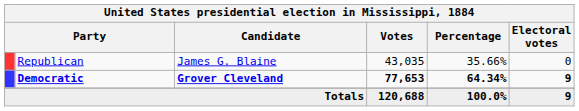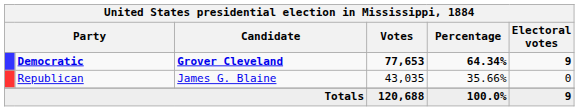rows swapped: (51, 79) <-> (51, 62)
